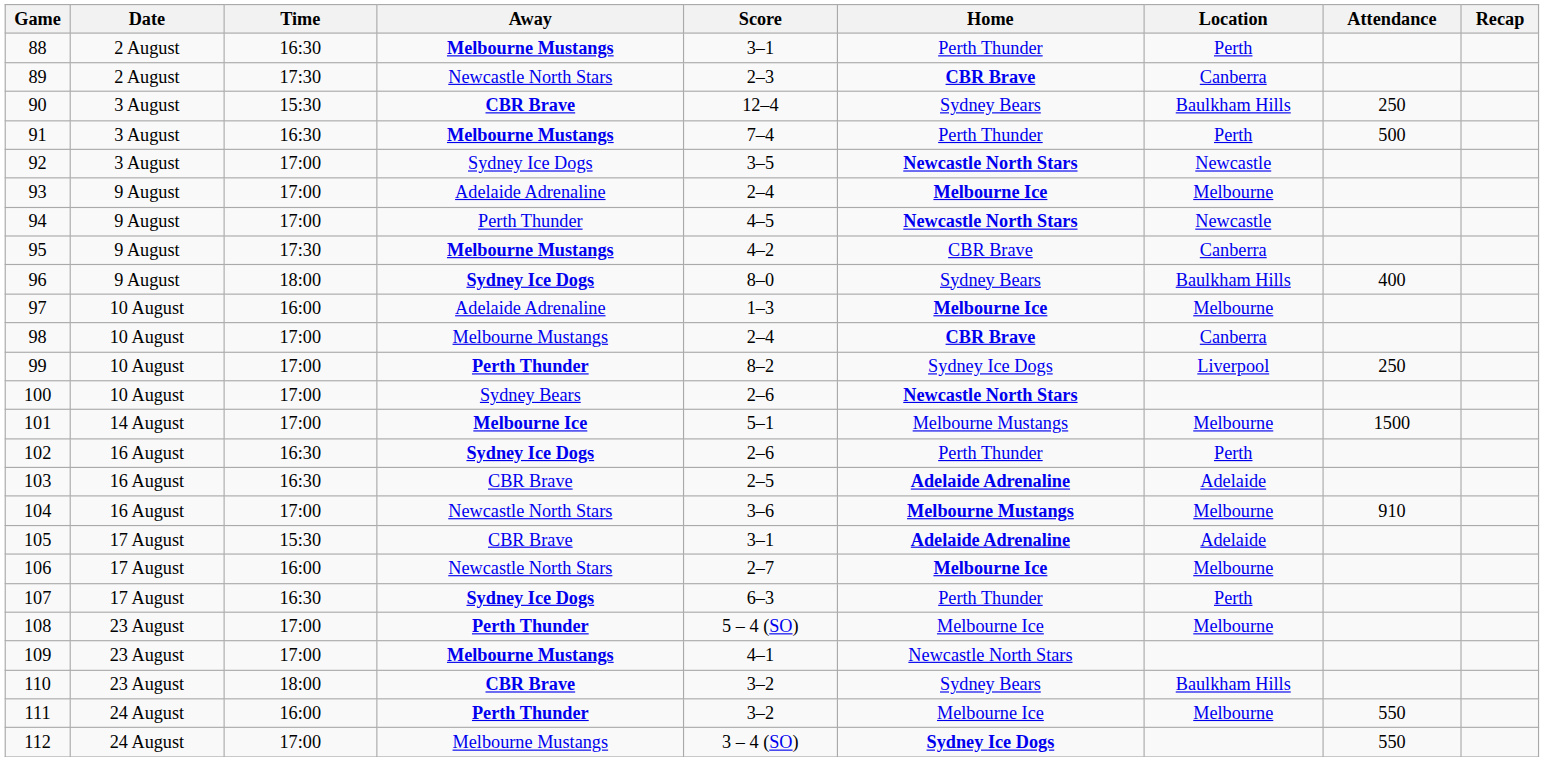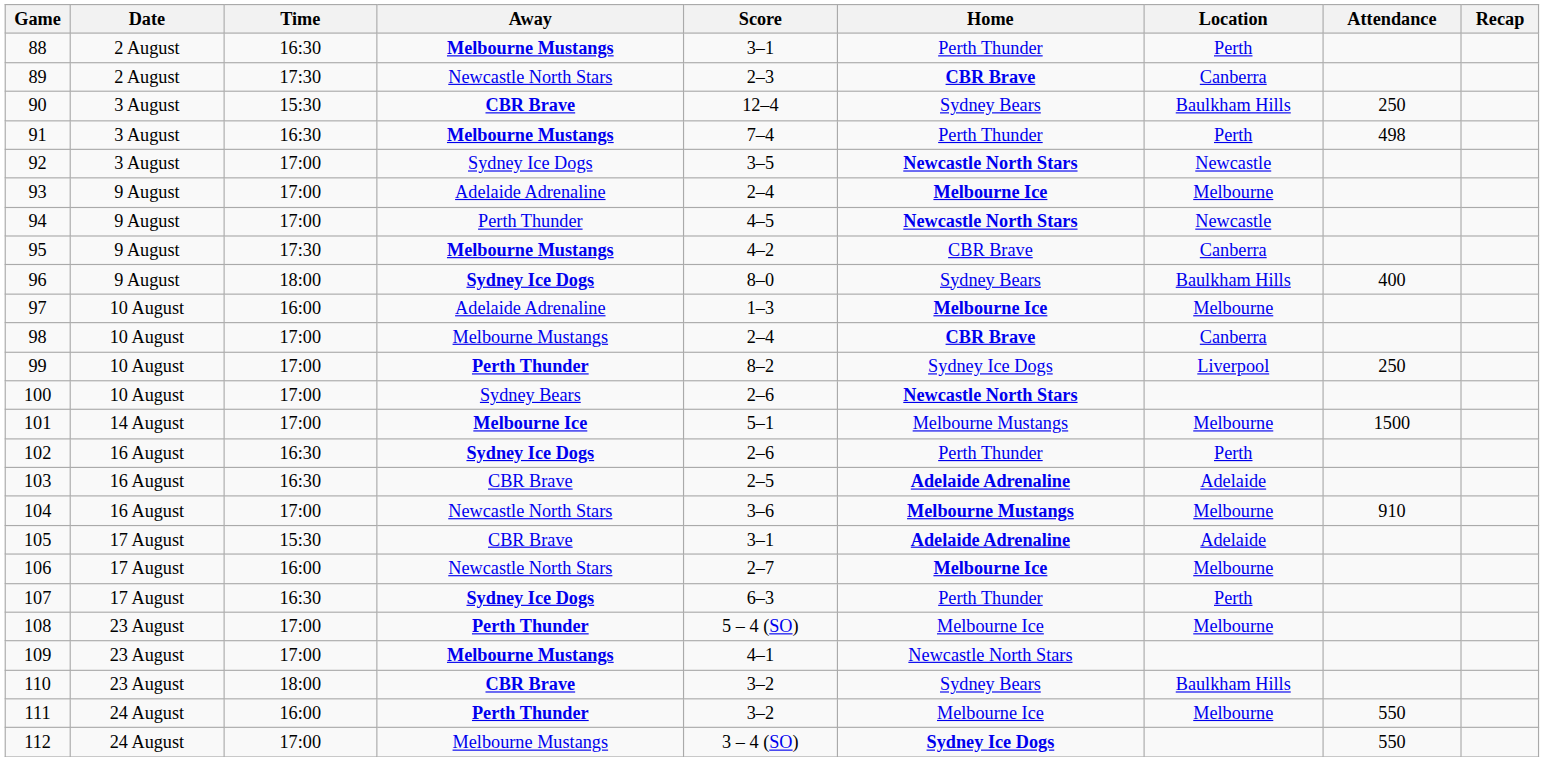(1392, 134) 500 -> (1392, 134) 498
